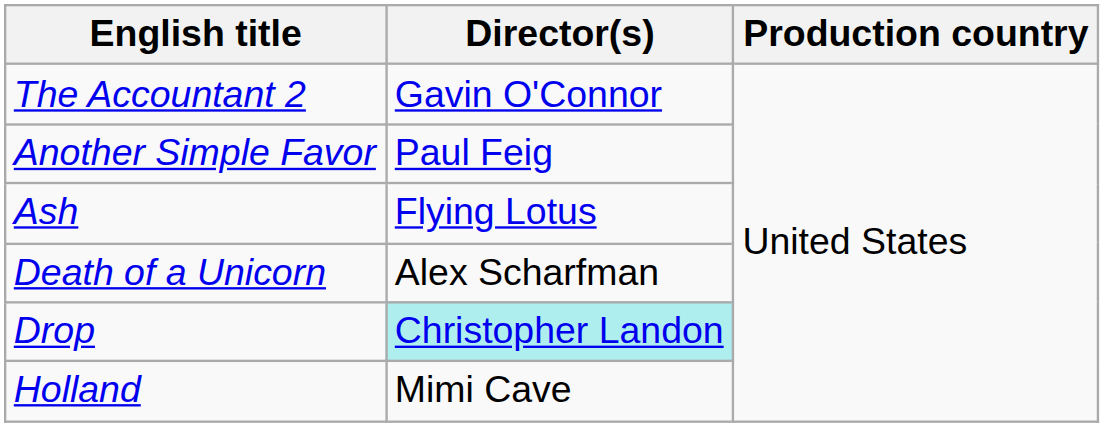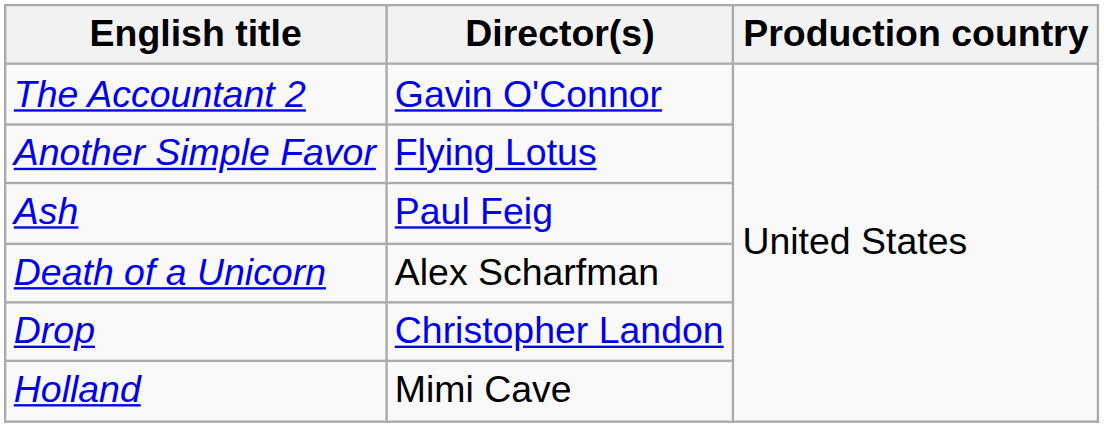(474, 152) Paul Feig -> (496, 152) Flying Lotus
(496, 212) Flying Lotus -> (474, 212) Paul Feig
(559, 331) paleturquoise background -> (559, 331) no background
